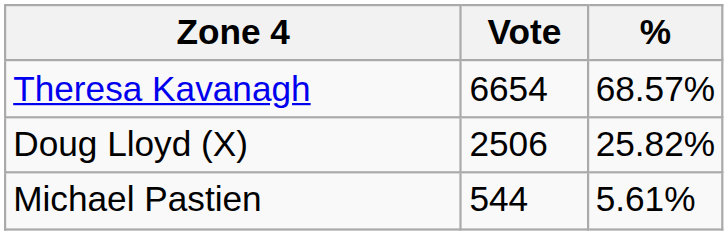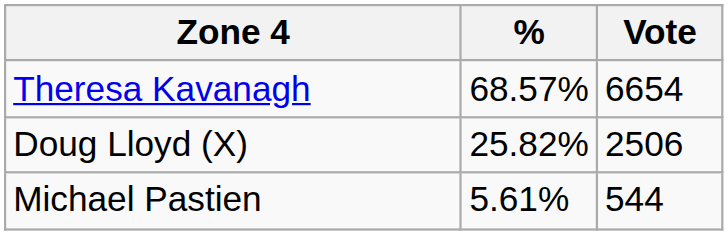columns swapped: (524, 32) <-> (655, 32)
